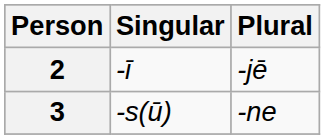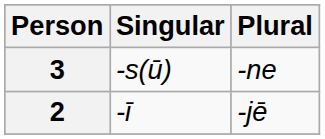rows swapped: (57, 69) <-> (57, 112)
